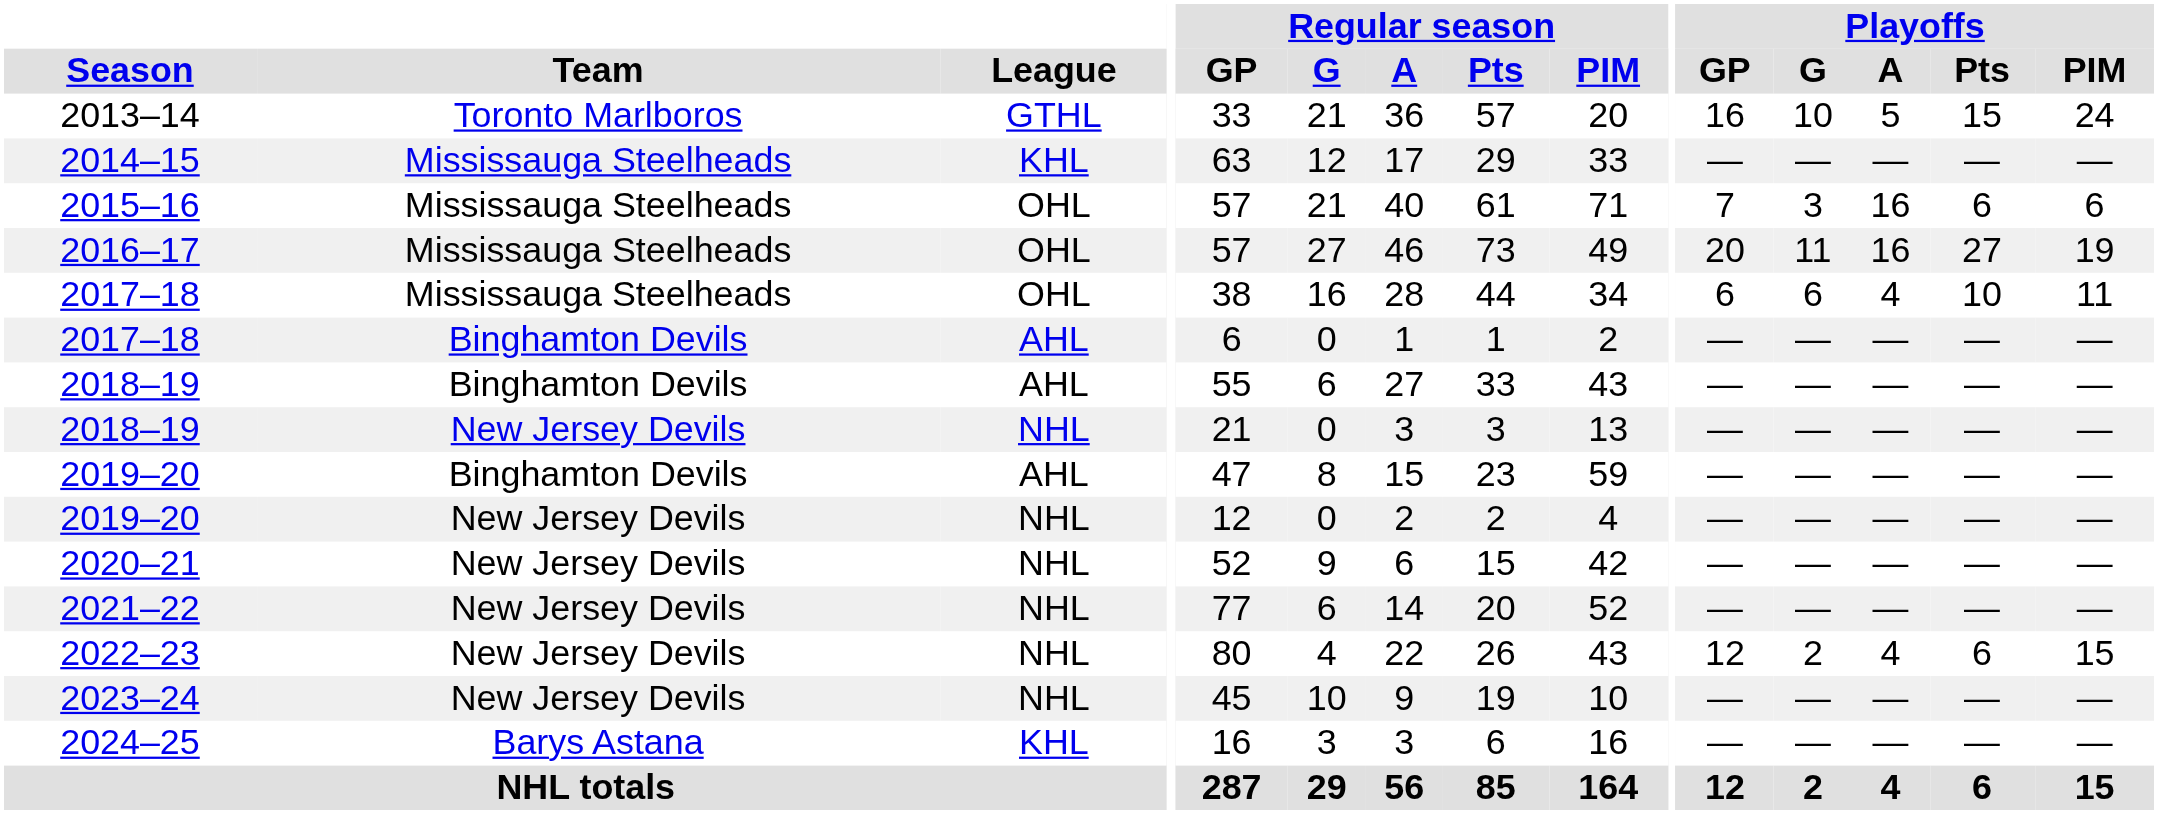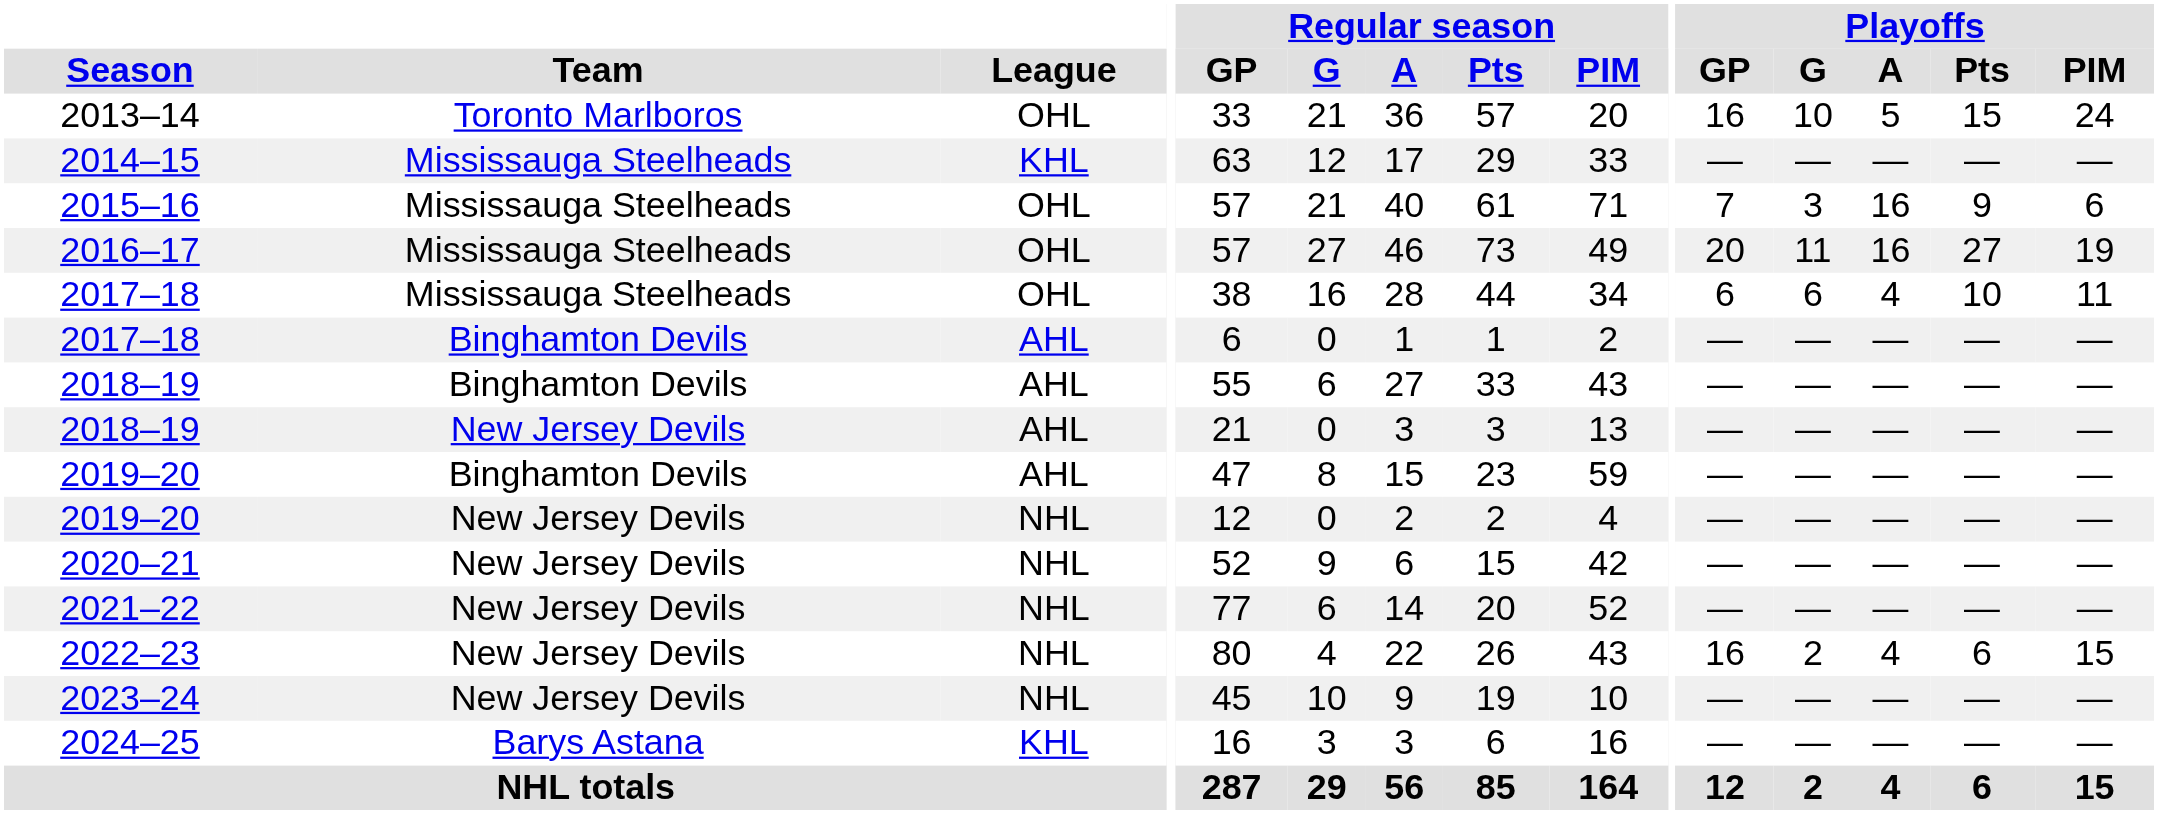(1054, 115) GTHL -> (1054, 115) OHL
(1982, 204) 6 -> (1982, 204) 9
(1054, 428) NHL -> (1054, 428) AHL
(1725, 652) 12 -> (1725, 652) 16
